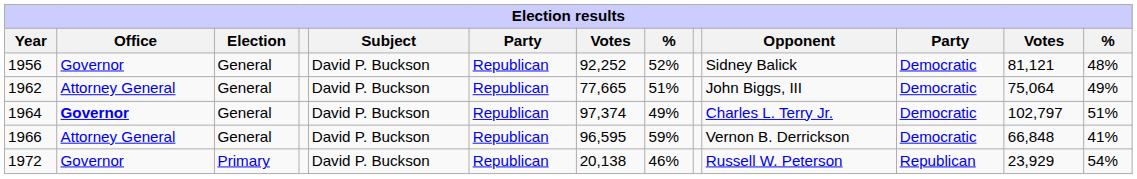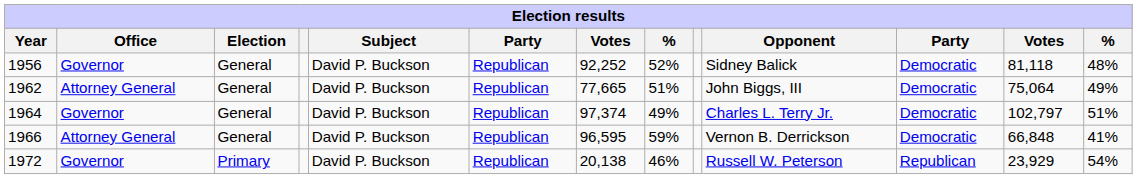(1031, 64) 81,121 -> (1030, 64) 81,118
(95, 112) bold -> (92, 112) normal
